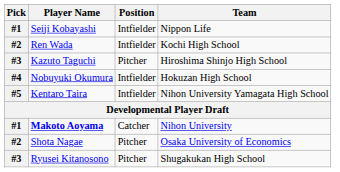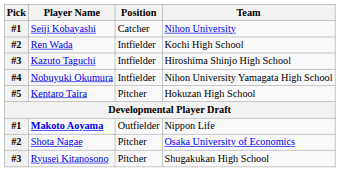(137, 28) Intfielder -> (134, 28) Catcher
(186, 28) Nippon Life -> (200, 28) Nihon University
(132, 61) Pitcher -> (137, 61) Intfielder
(206, 77) Hokuzan High School -> (249, 77) Nihon University Yamagata High School
(137, 93) Intfielder -> (132, 93) Pitcher
(245, 93) Nihon University Yamagata High School -> (210, 93) Hokuzan High School
(134, 126) Catcher -> (139, 126) Outfielder
(196, 126) Nihon University -> (190, 126) Nippon Life
